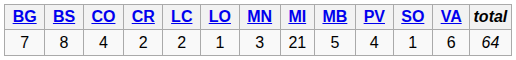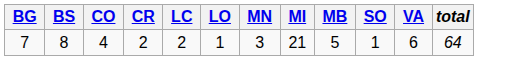- column: (374, 17)
